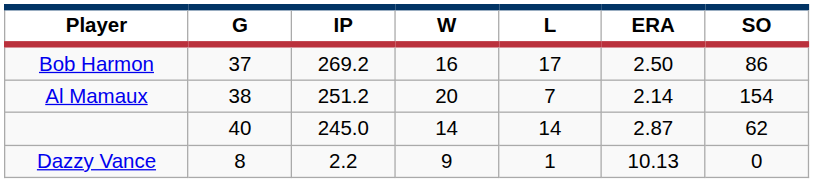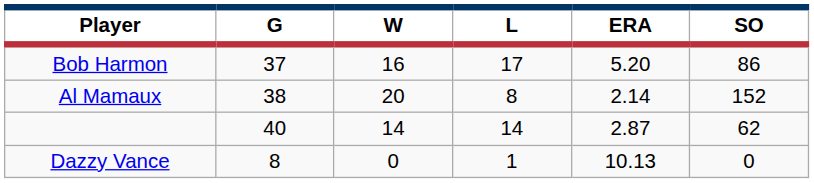- column: (343, 25)
(653, 63) 2.50 -> (630, 63) 5.20
(550, 95) 7 -> (512, 95) 8
(757, 95) 154 -> (749, 95) 152
(447, 160) 9 -> (393, 160) 0
